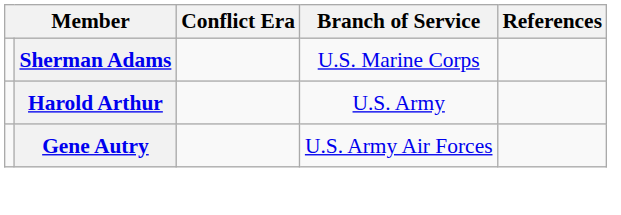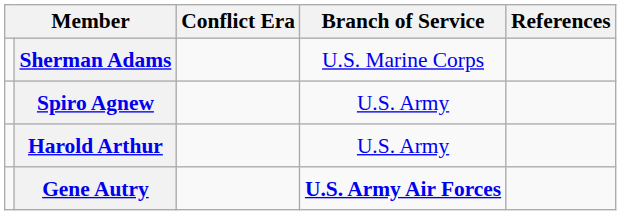+ row: (95, 102)
(399, 145) normal -> (403, 188) bold
